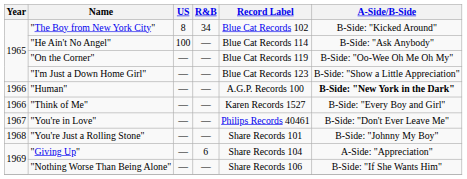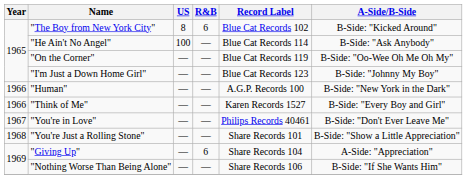(206, 27) 34 -> (206, 27) 6
(387, 74) B-Side: "Show a Little Appreciation" -> (387, 74) B-Side: "Johnny My Boy"
(387, 89) bold -> (387, 89) normal
(387, 136) B-Side: "Johnny My Boy" -> (387, 136) B-Side: "Show a Little Appreciation"
